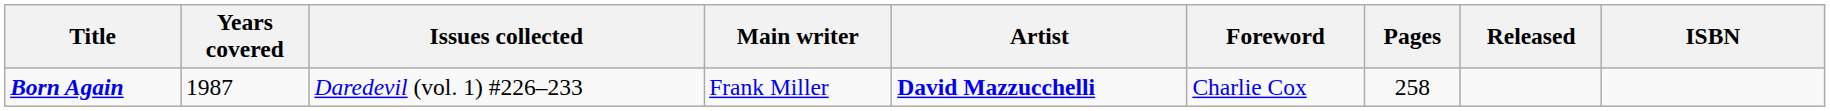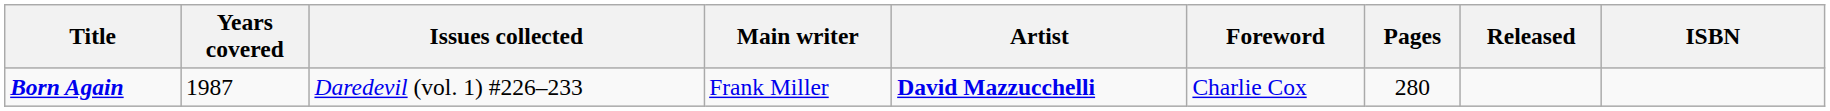(1412, 86) 258 -> (1412, 86) 280
